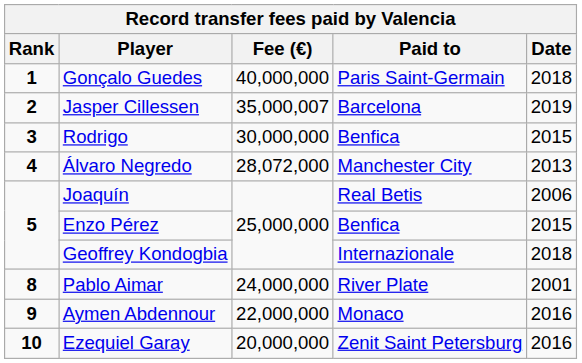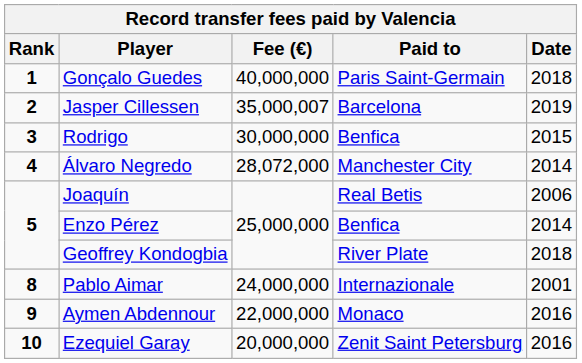(551, 166) 2013 -> (551, 166) 2014
(551, 225) 2015 -> (551, 225) 2014
(396, 254) Internazionale -> (383, 254) River Plate
(383, 284) River Plate -> (396, 284) Internazionale
